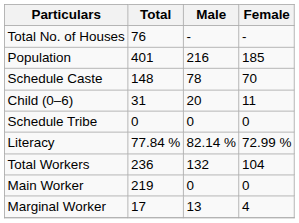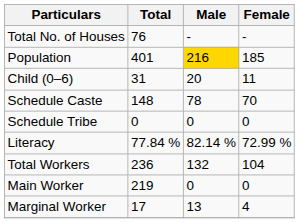(198, 57) no background -> (198, 57) gold background
rows swapped: (40, 100) <-> (55, 79)
